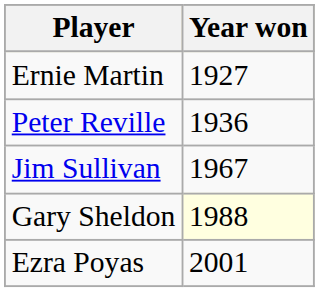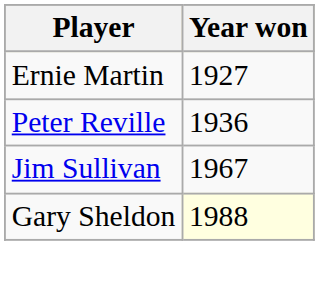- row: (78, 262)
